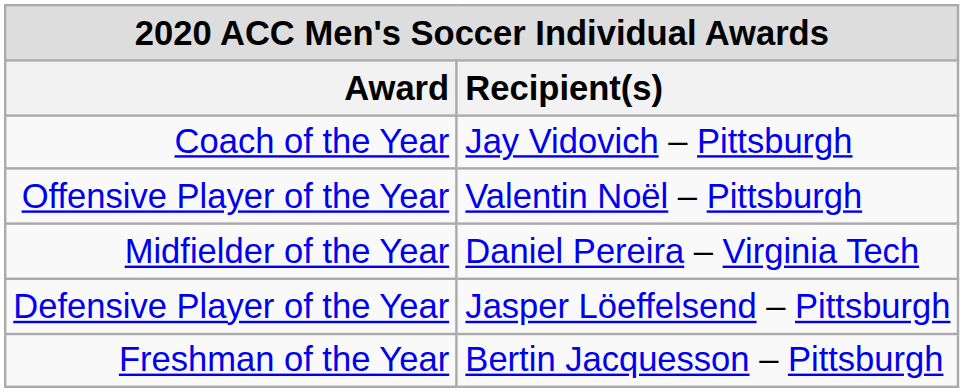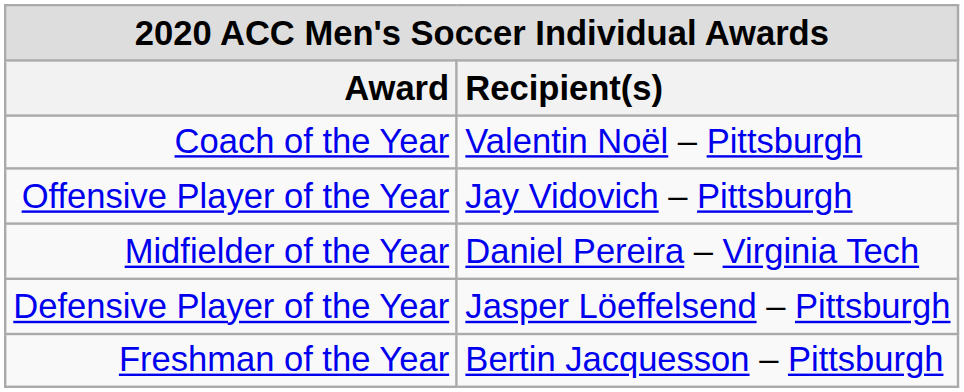(659, 142) Jay Vidovich – Pittsburgh -> (664, 142) Valentin Noël – Pittsburgh
(664, 197) Valentin Noël – Pittsburgh -> (659, 197) Jay Vidovich – Pittsburgh
